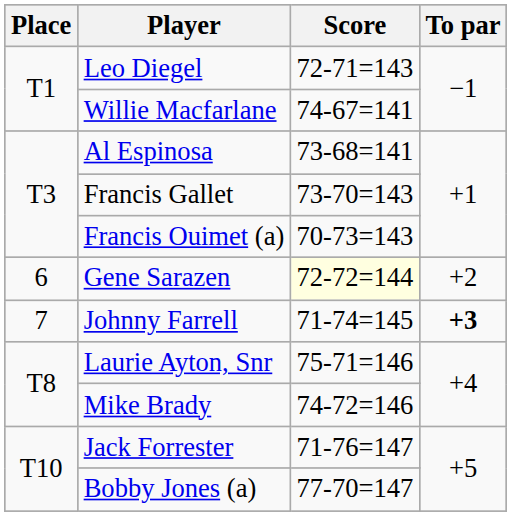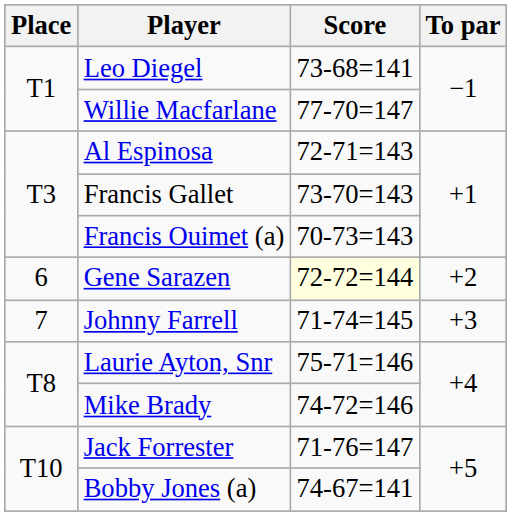(355, 67) 72-71=143 -> (355, 67) 73-68=141
(355, 109) 74-67=141 -> (355, 109) 77-70=147
(355, 151) 73-68=141 -> (355, 151) 72-71=143
(463, 320) bold -> (463, 320) normal
(355, 488) 77-70=147 -> (355, 488) 74-67=141
